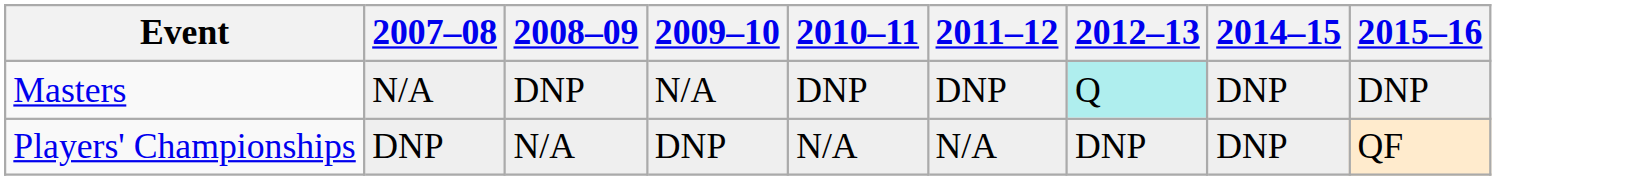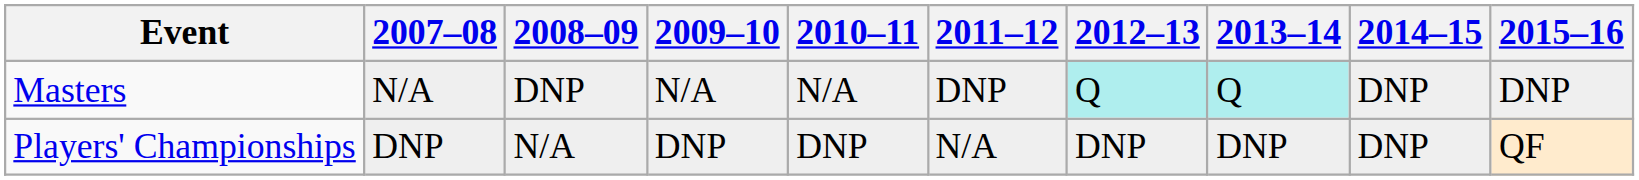+ column: (1279, 32)
(832, 89) DNP -> (827, 89) N/A
(827, 145) N/A -> (832, 145) DNP
